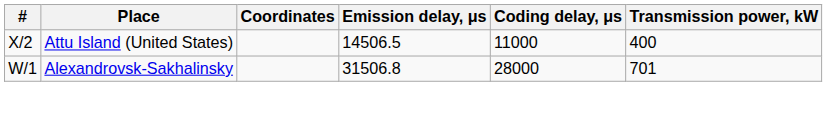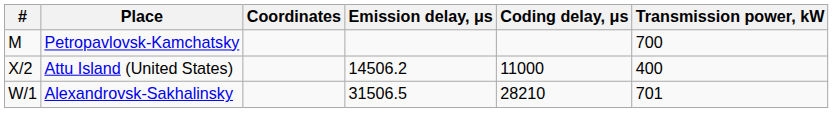+ row: (142, 42)
(371, 42) 14506.5 -> (378, 68) 14506.2
(371, 68) 31506.8 -> (378, 94) 31506.5
(516, 68) 28000 -> (523, 94) 28210
